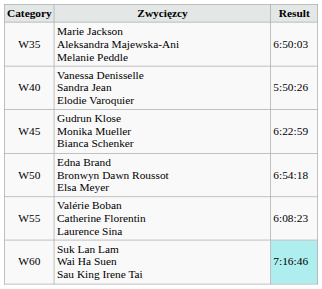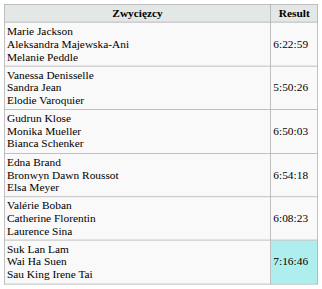- column: (29, 13)
(291, 44) 6:50:03 -> (291, 44) 6:22:59
(291, 131) 6:22:59 -> (291, 131) 6:50:03
